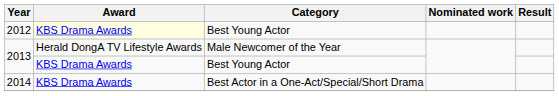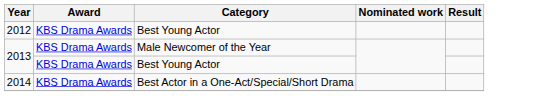(84, 30) lightyellow background -> (84, 30) no background
(119, 47) Herald DongA TV Lifestyle Awards -> (84, 47) KBS Drama Awards
